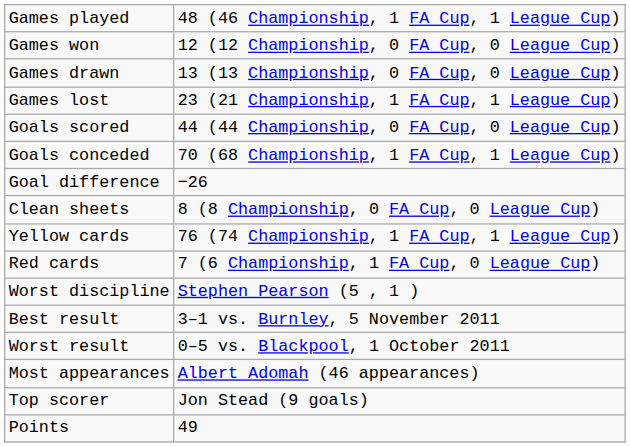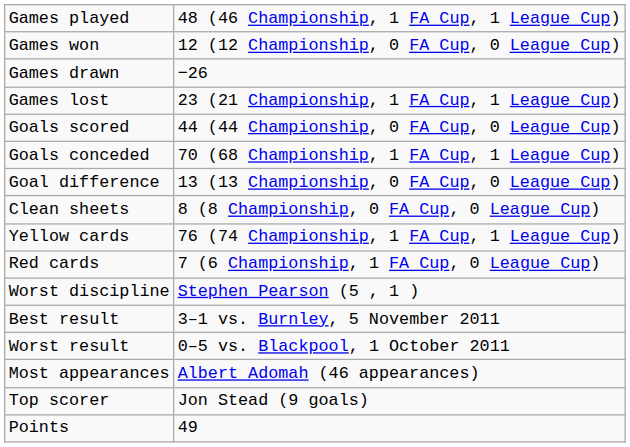(399, 73) 13 (13 Championship, 0 FA Cup, 0 League Cup) -> (193, 73) −26
(193, 182) −26 -> (399, 182) 13 (13 Championship, 0 FA Cup, 0 League Cup)
